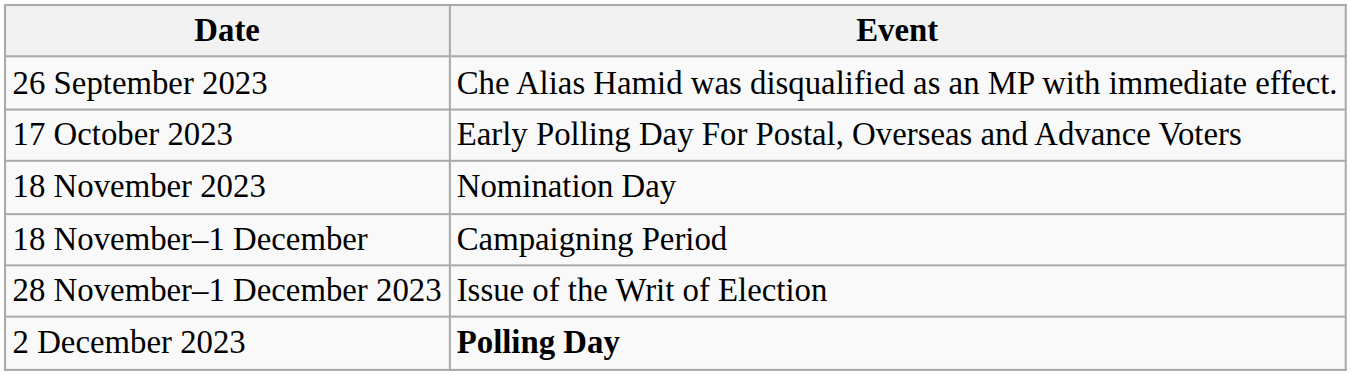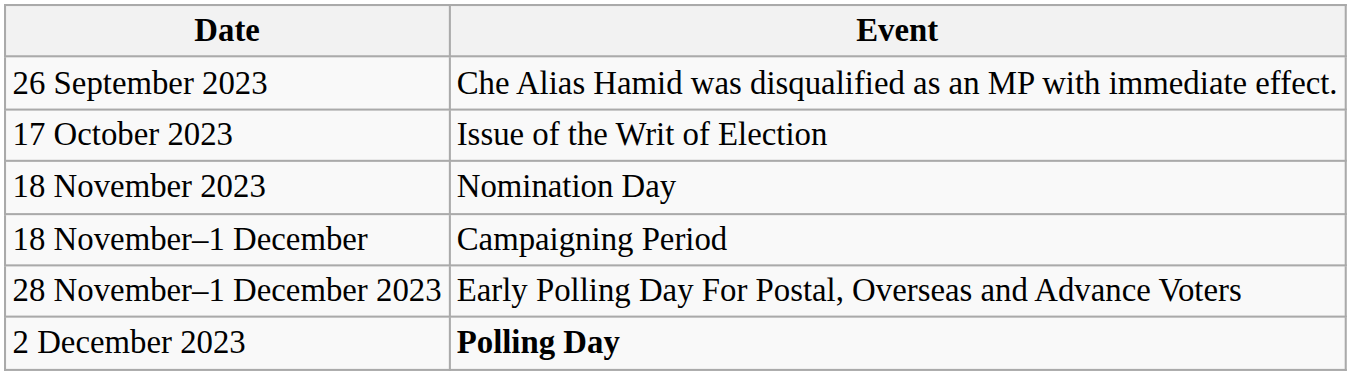(849, 134) Early Polling Day For Postal, Overseas and Advance Voters -> (642, 134) Issue of the Writ of Election
(642, 290) Issue of the Writ of Election -> (849, 290) Early Polling Day For Postal, Overseas and Advance Voters
